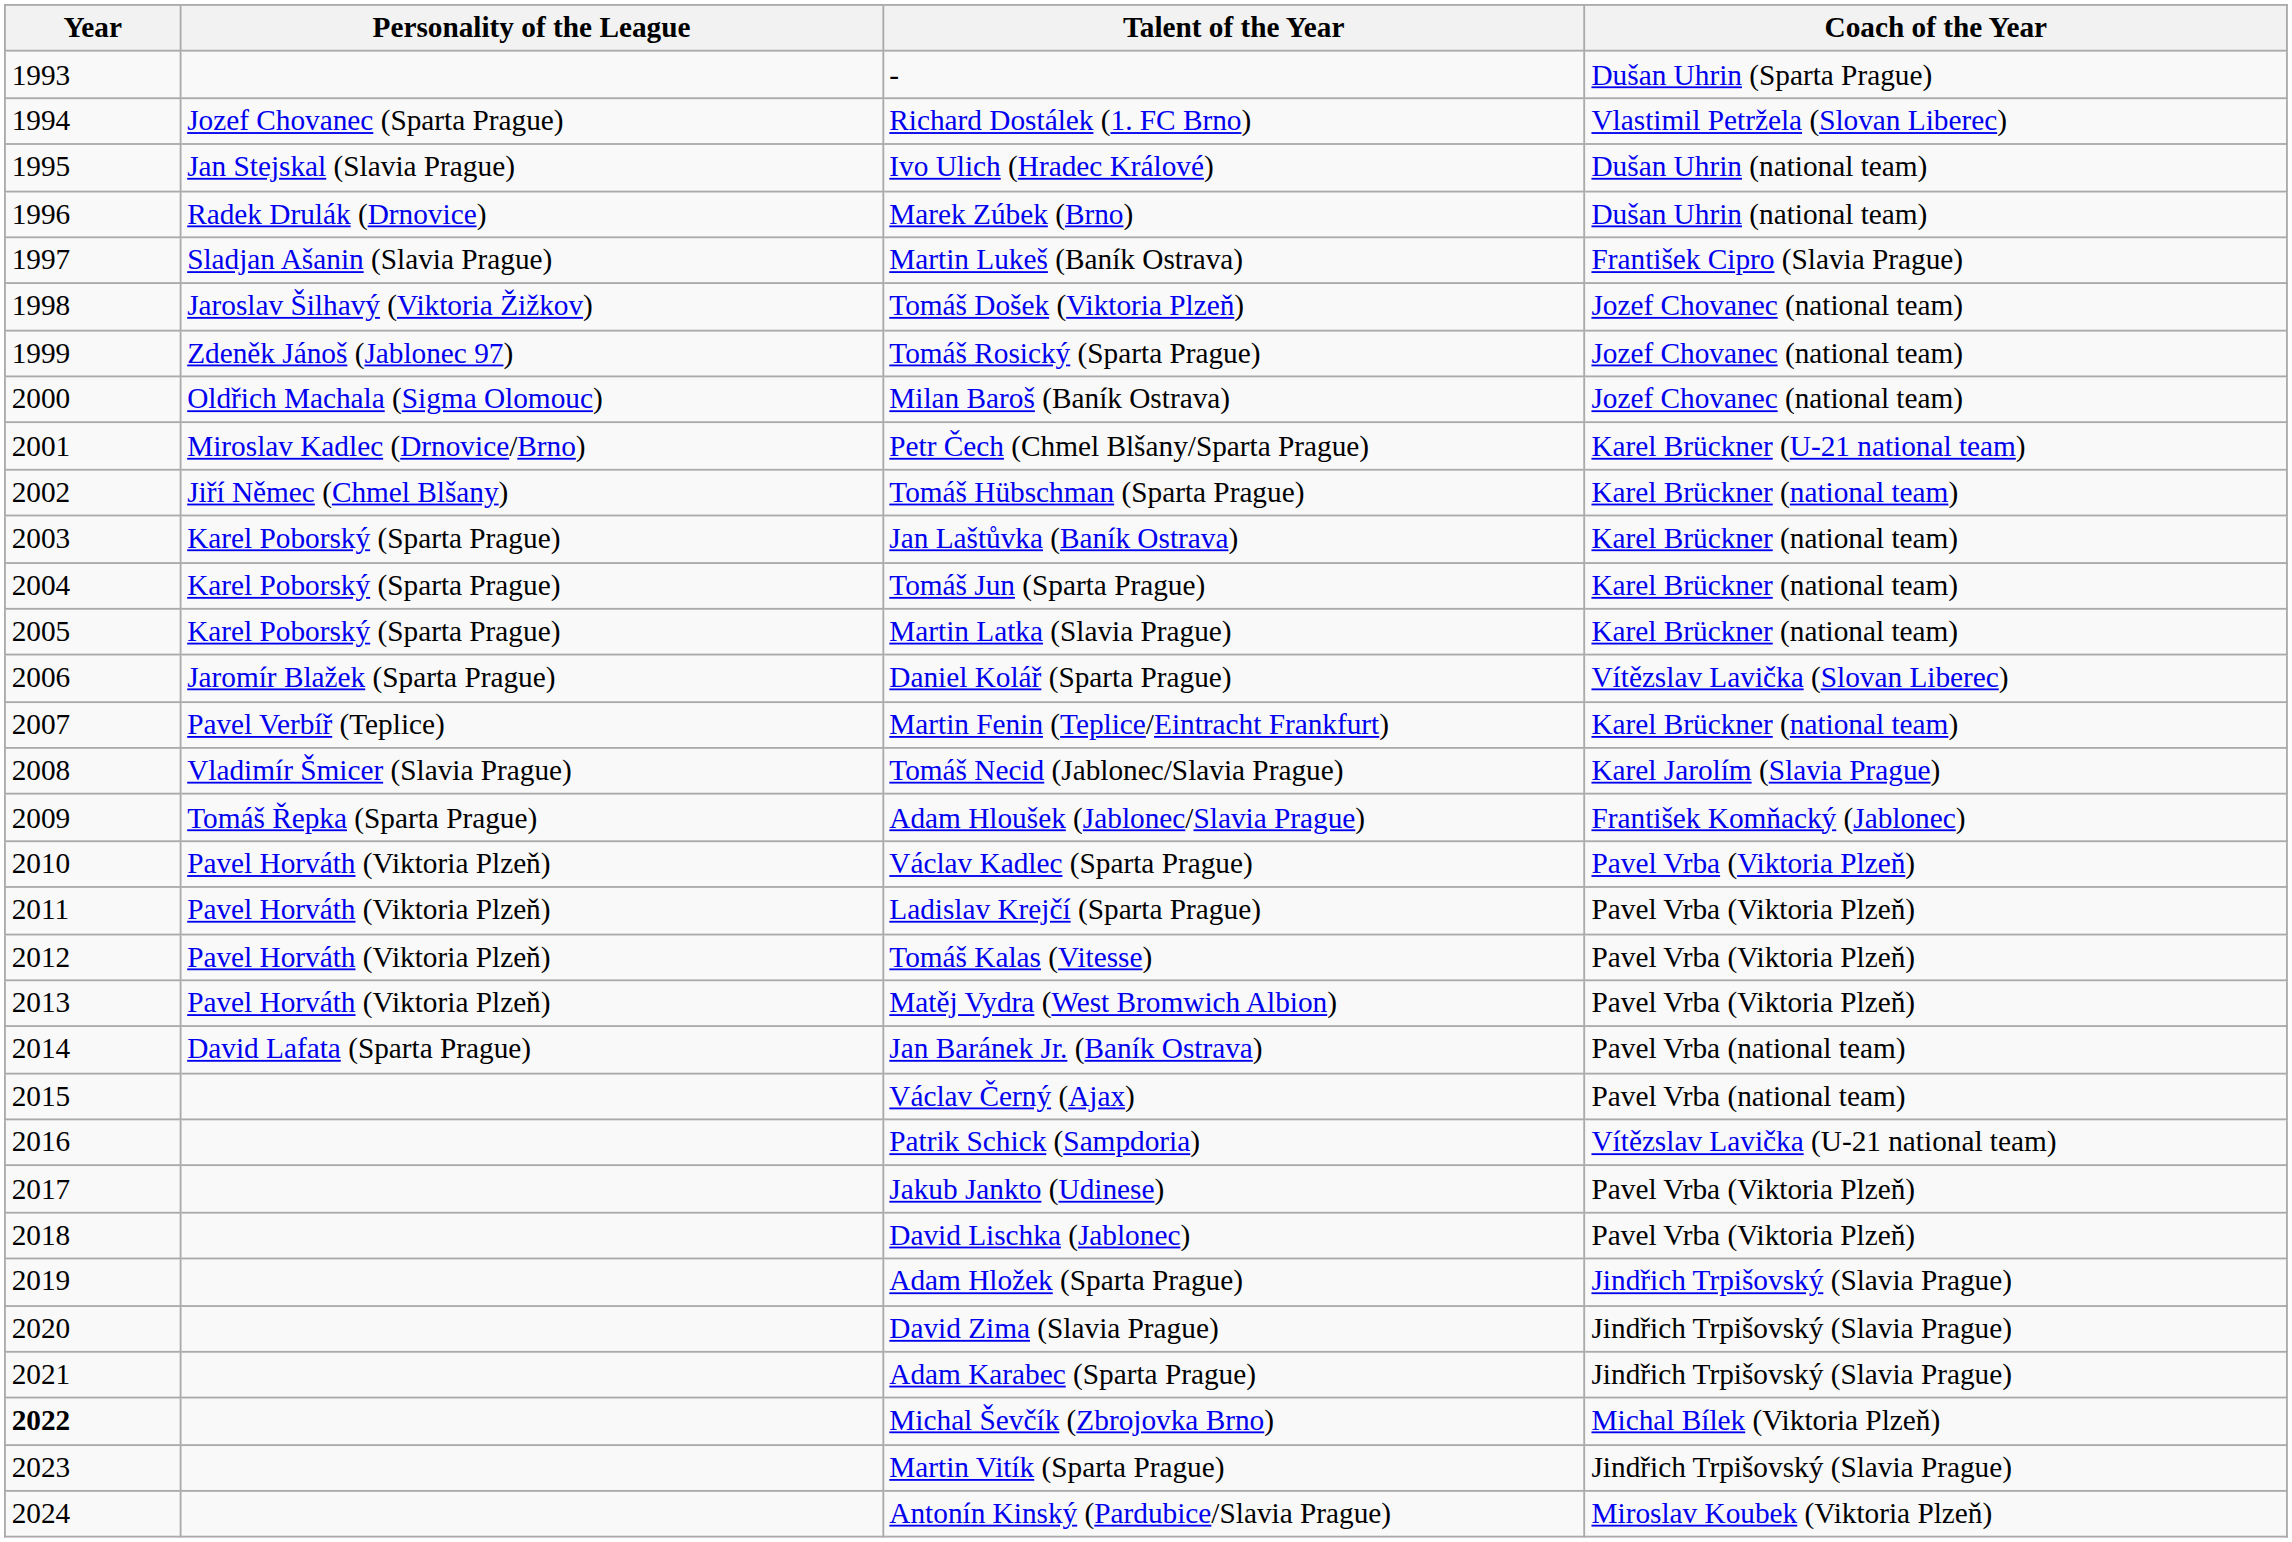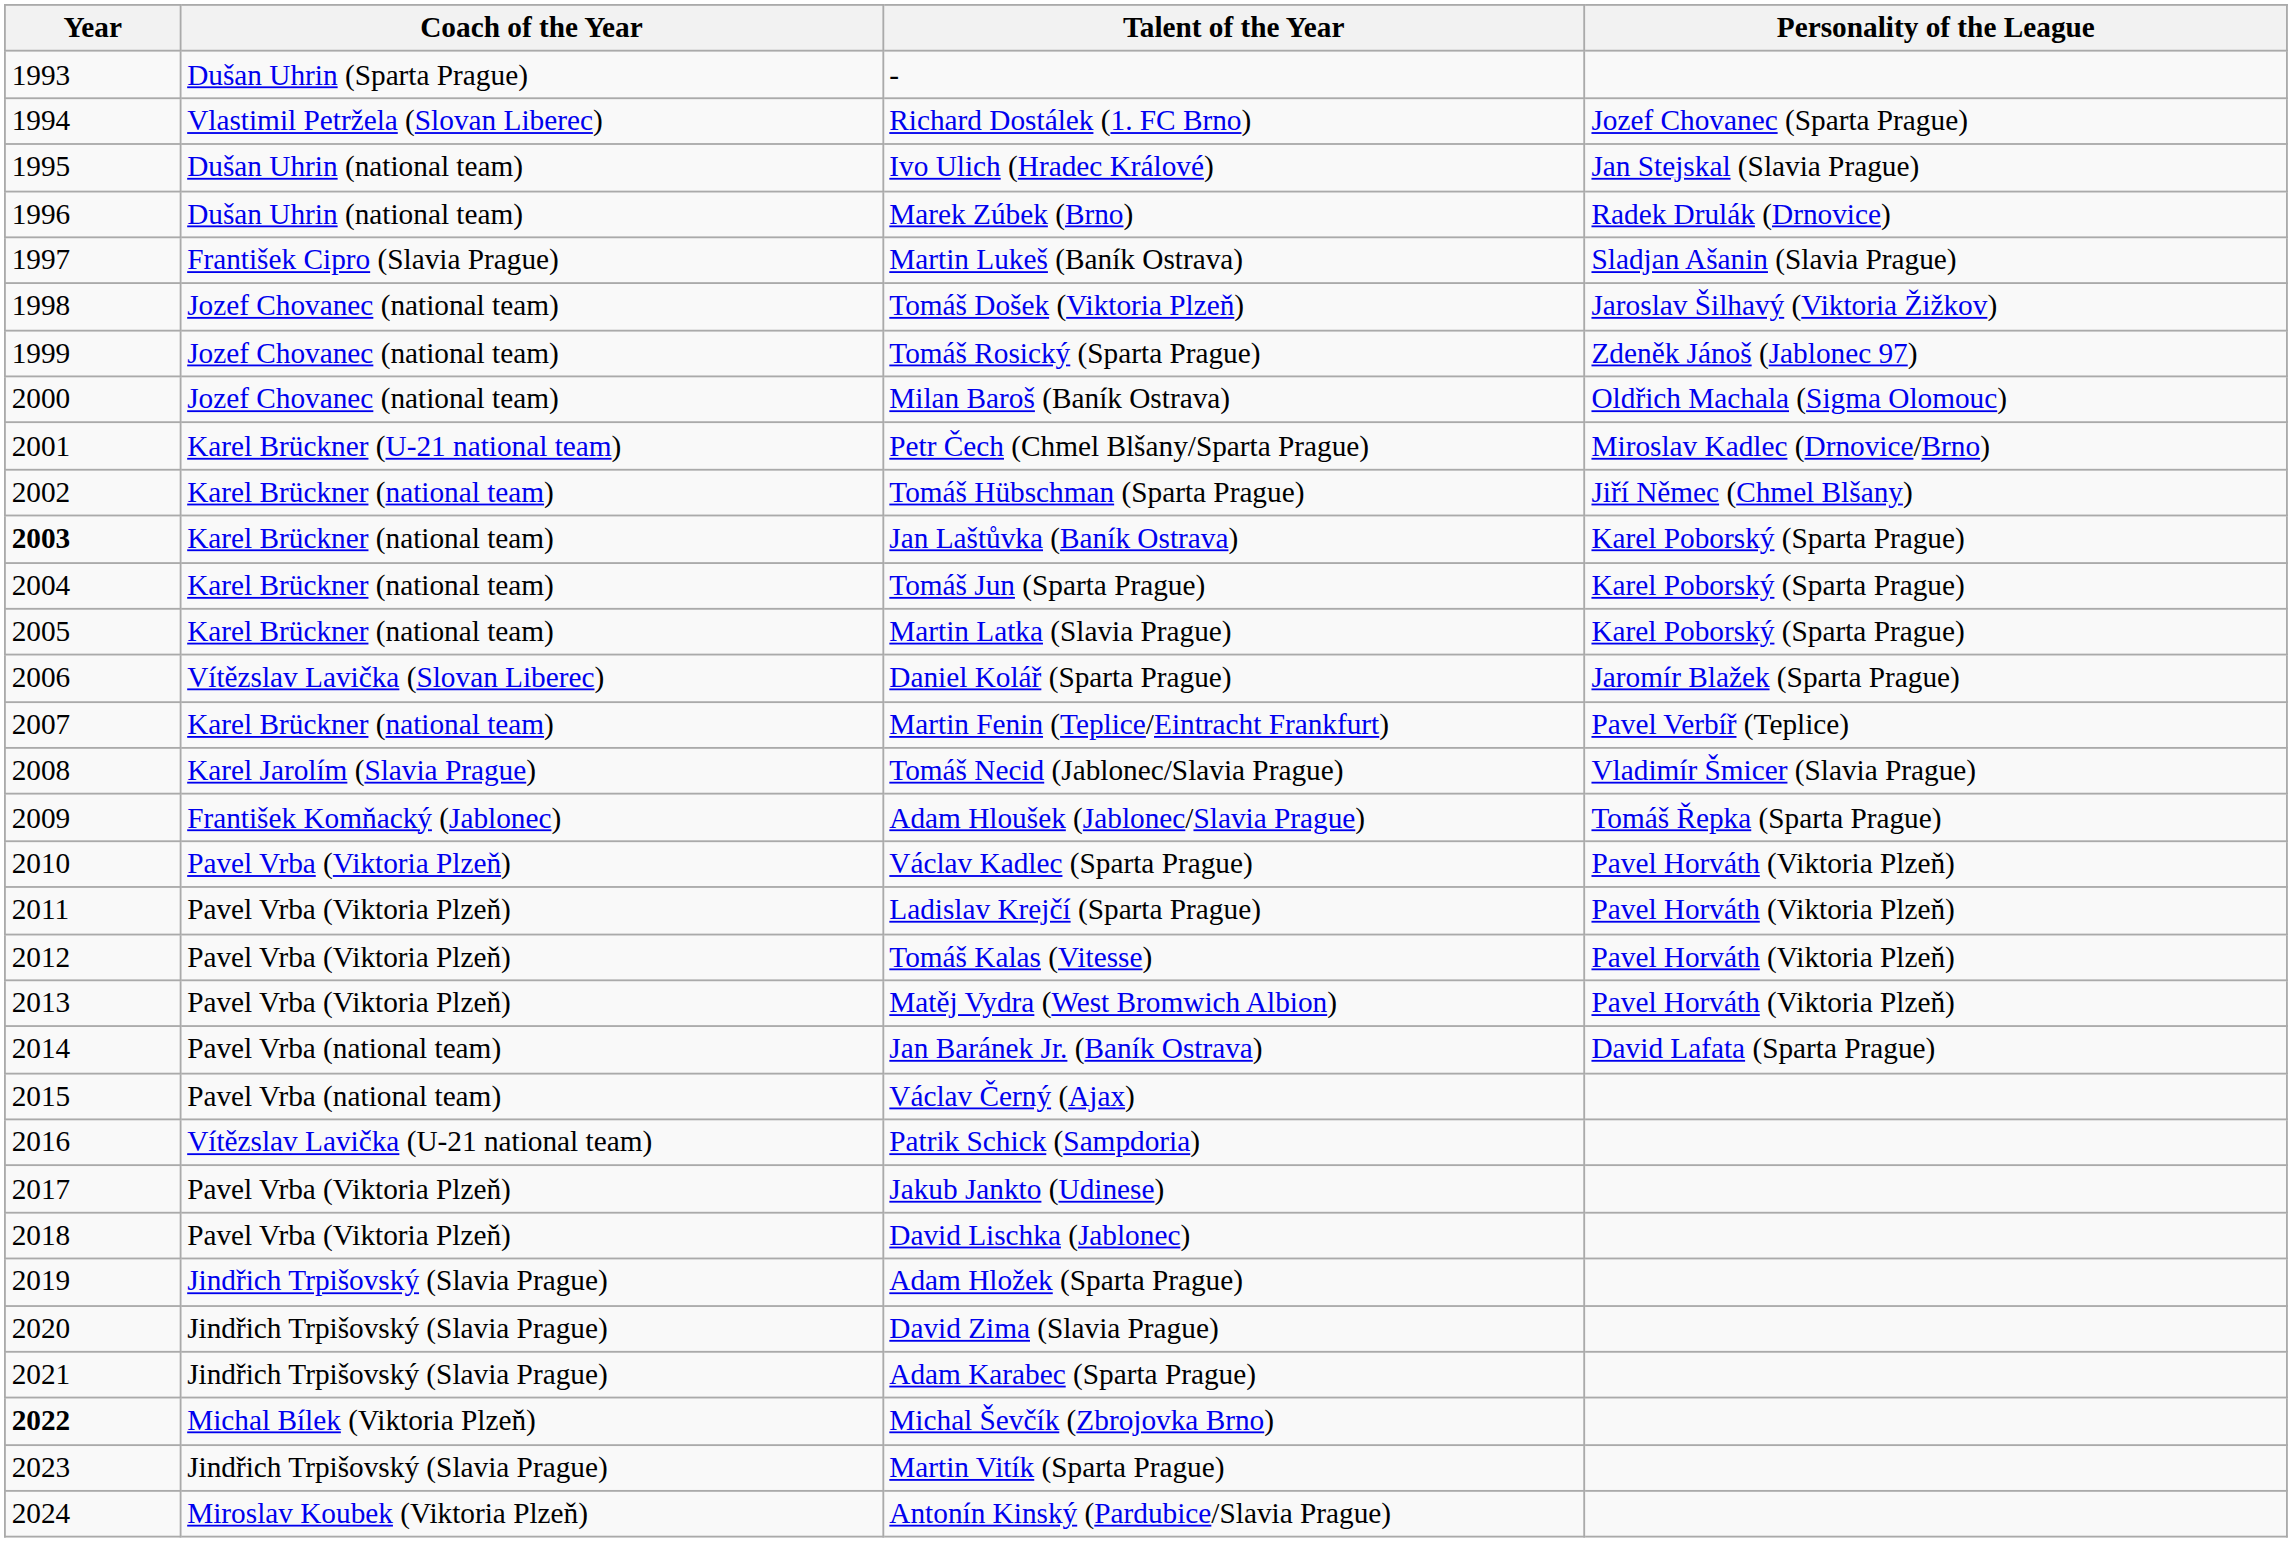columns swapped: (1936, 27) <-> (531, 27)
(41, 538) normal -> (41, 538) bold
